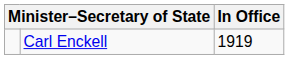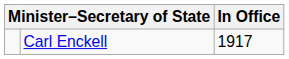(235, 41) 1919 -> (235, 41) 1917
